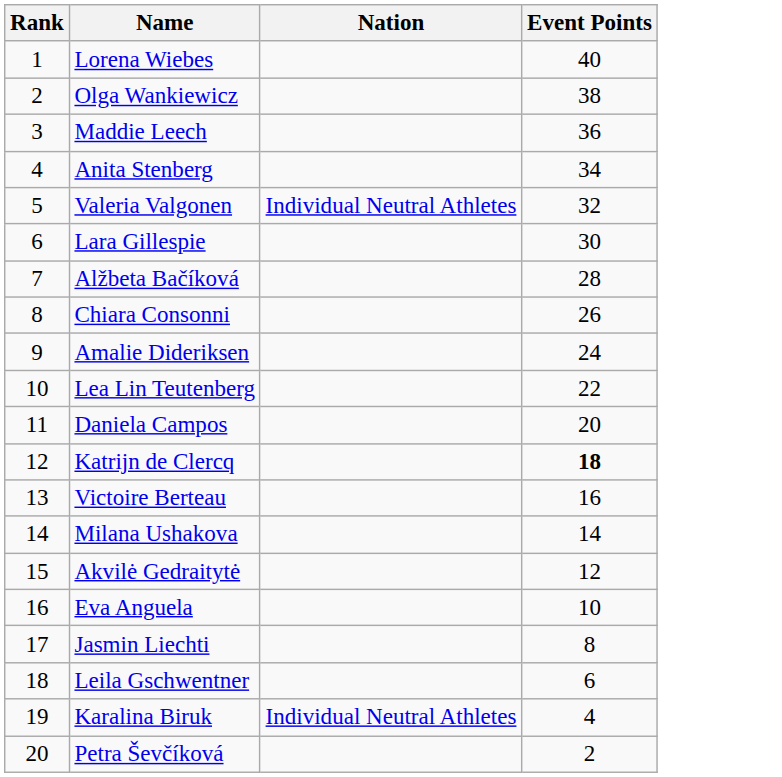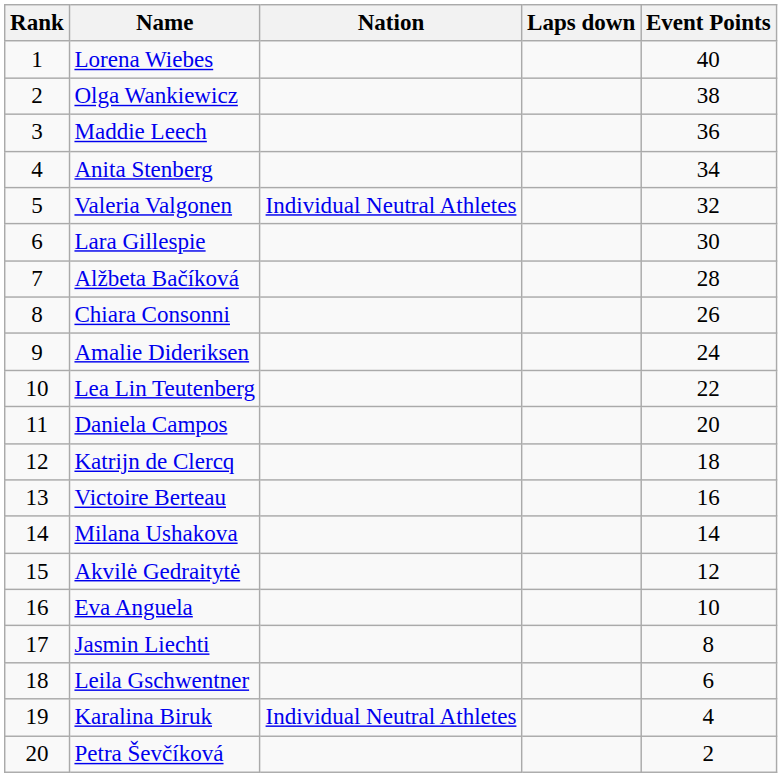+ column: (581, 22)
(589, 461) bold -> (708, 461) normal
